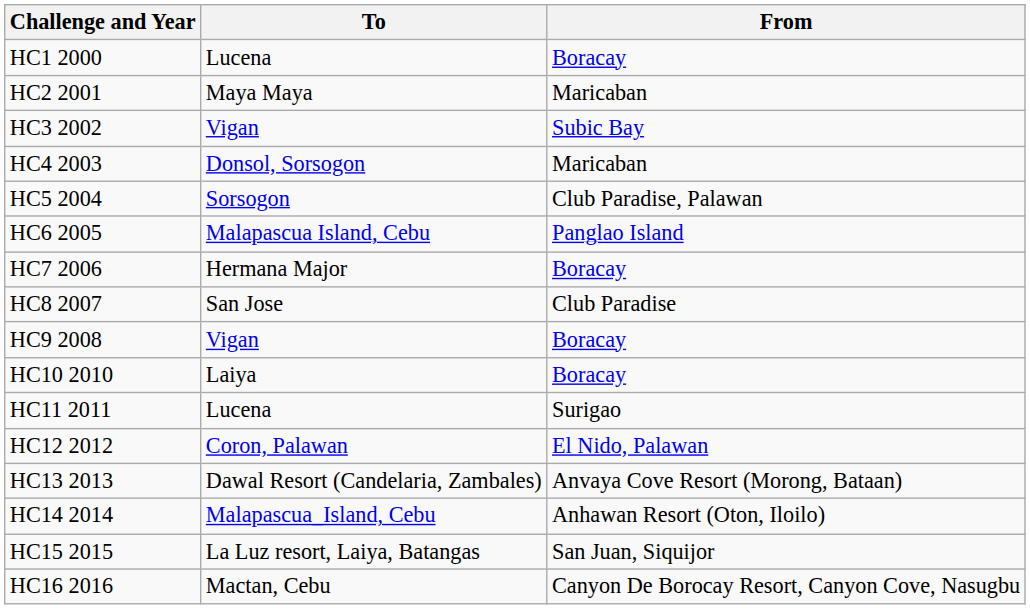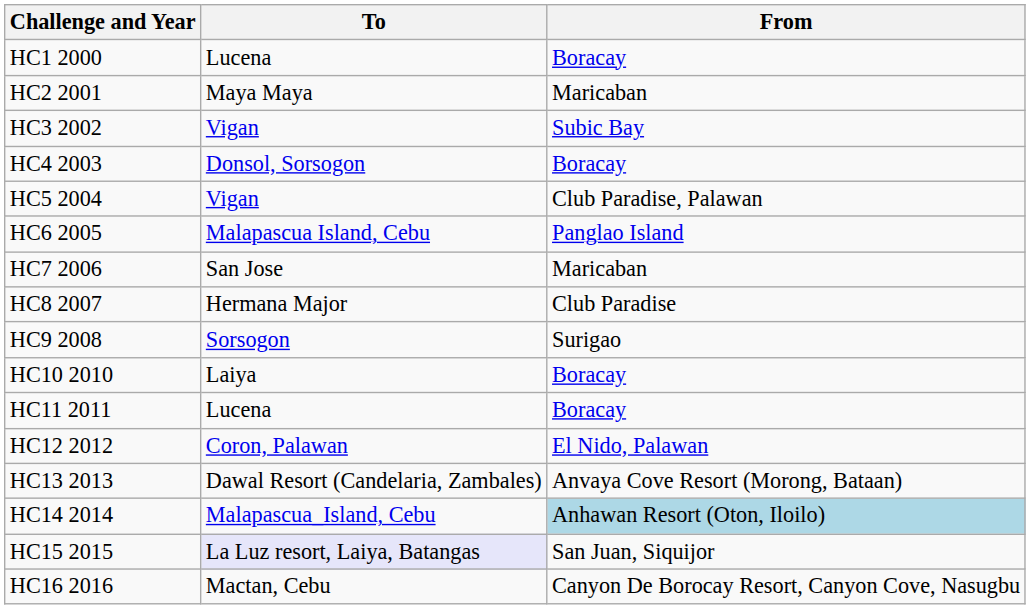(600, 163) Maricaban -> (589, 163) Boracay
(248, 198) Sorsogon -> (232, 198) Vigan
(277, 269) Hermana Major -> (244, 269) San Jose
(589, 269) Boracay -> (600, 269) Maricaban
(244, 304) San Jose -> (277, 304) Hermana Major
(232, 339) Vigan -> (248, 339) Sorsogon
(589, 339) Boracay -> (587, 339) Surigao
(587, 410) Surigao -> (589, 410) Boracay
(689, 515) no background -> (689, 515) lightblue background
(343, 551) no background -> (343, 551) lavender background
